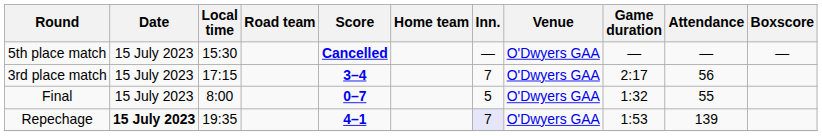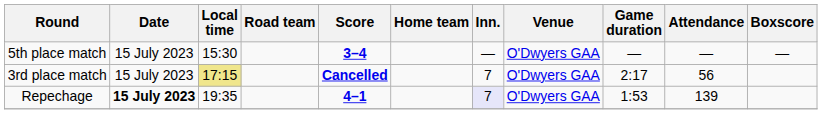(355, 53) Cancelled -> (355, 53) 3–4
(220, 75) no background -> (220, 75) khaki background
(355, 75) 3–4 -> (355, 75) Cancelled
- row: (57, 97)
